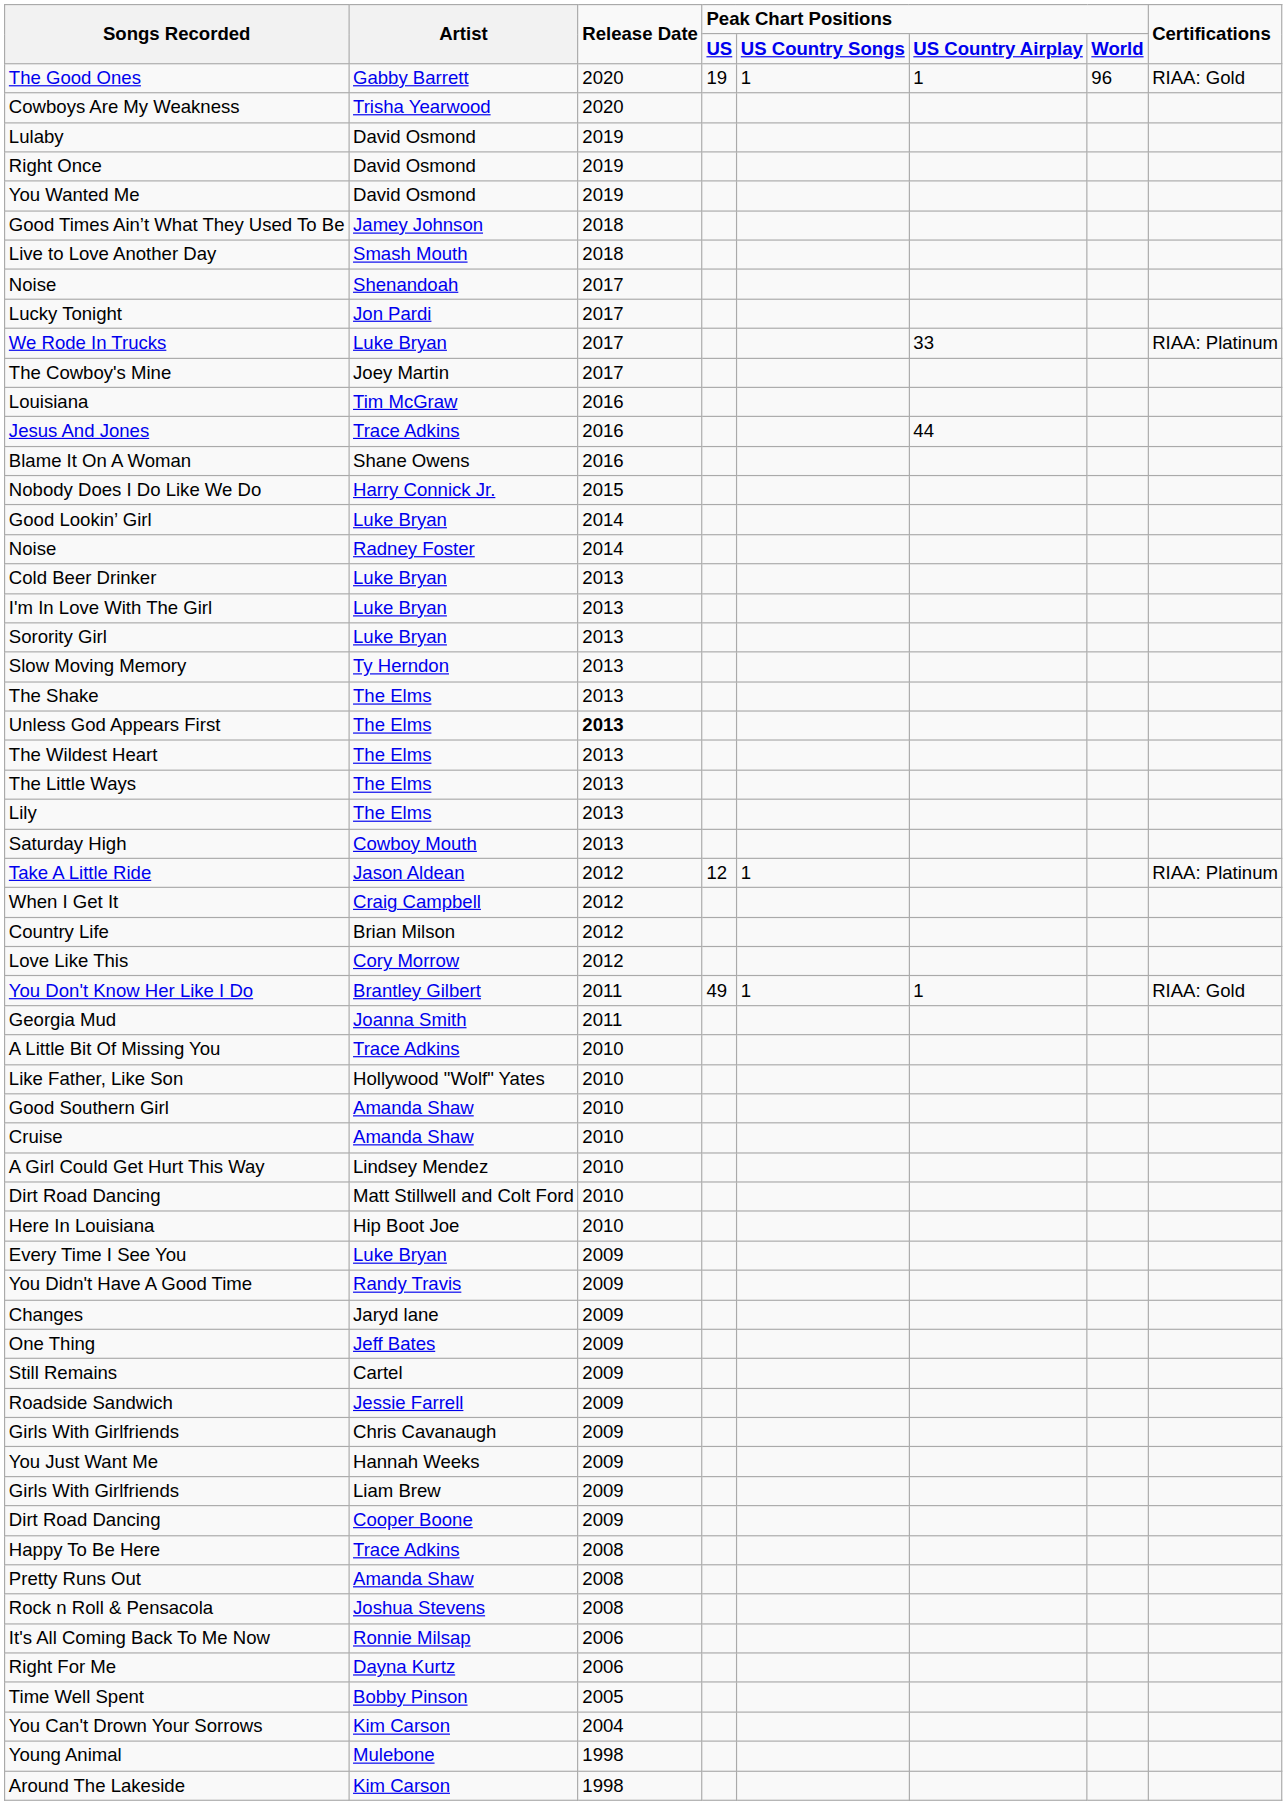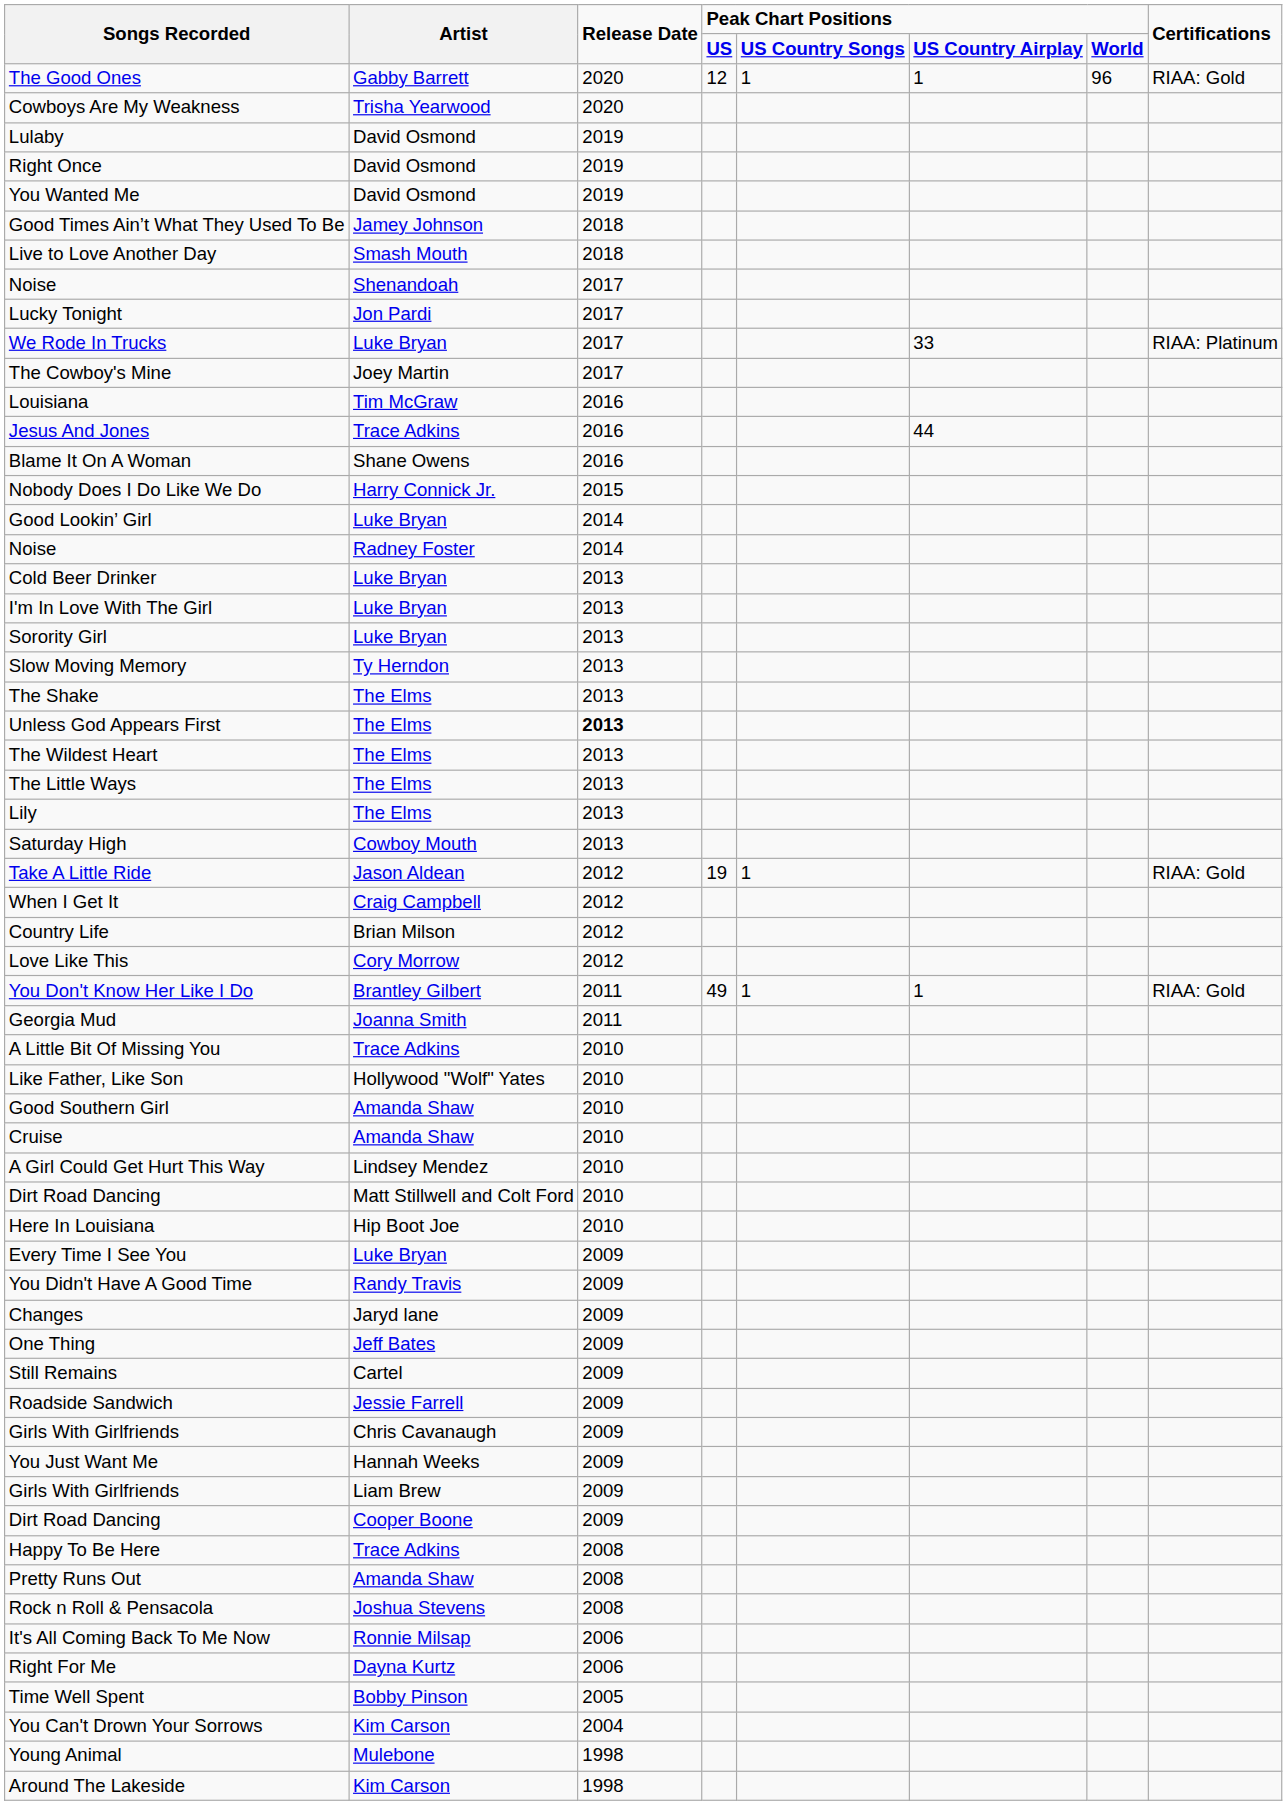(717, 78) 19 -> (717, 78) 12
(717, 872) 12 -> (717, 872) 19
(1215, 872) RIAA: Platinum -> (1199, 872) RIAA: Gold
